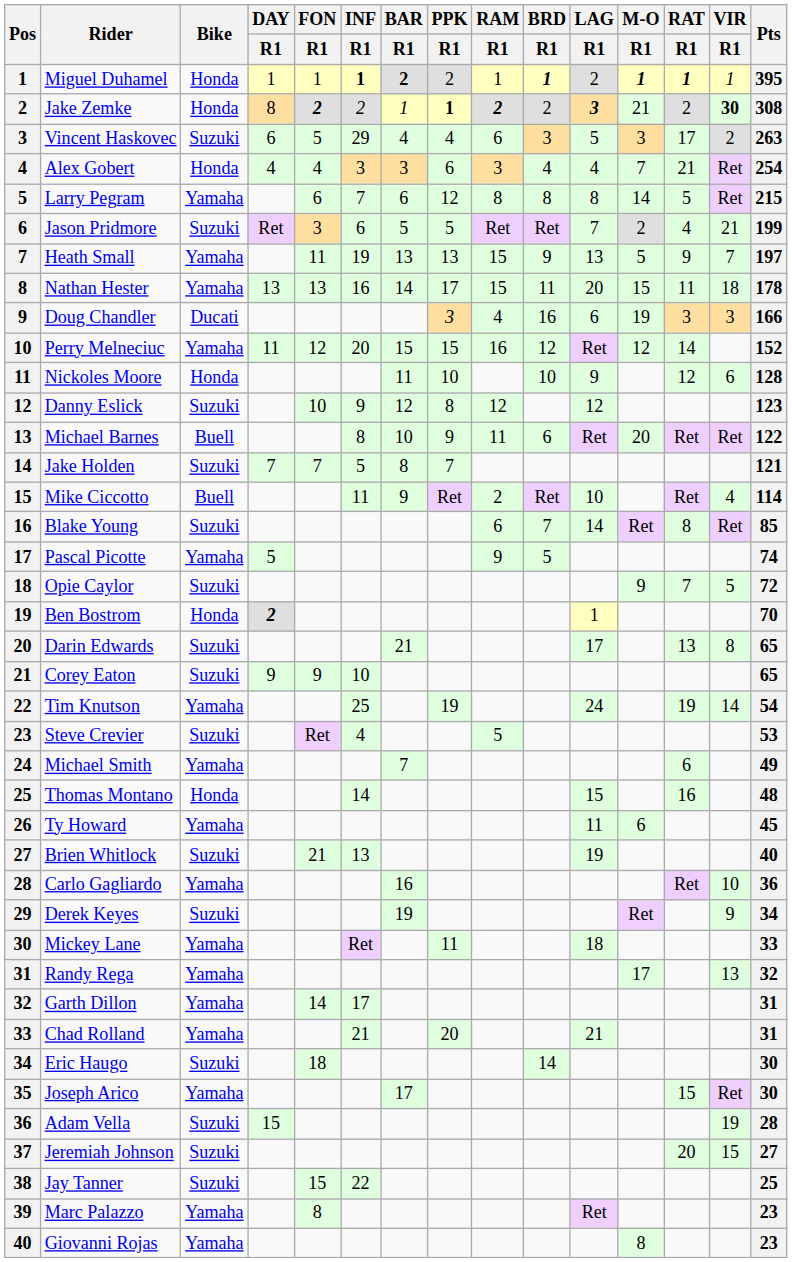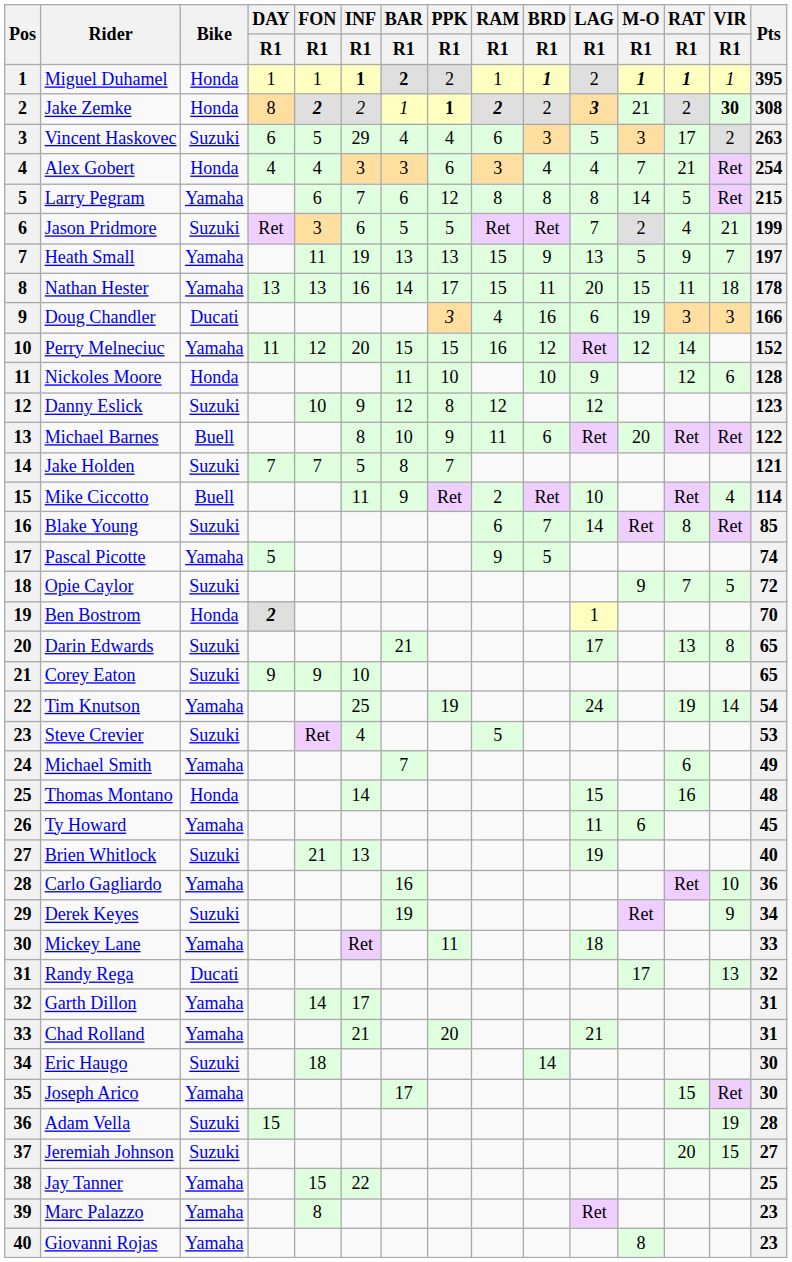(214, 973) Yamaha -> (214, 973) Ducati
(214, 1182) Suzuki -> (214, 1182) Yamaha
